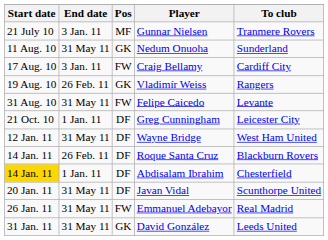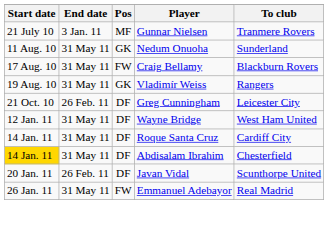(81, 66) 3 Jan. 11 -> (86, 66) 31 May 11
(264, 66) Cardiff City -> (277, 66) Blackburn Rovers
(85, 84) 26 Feb. 11 -> (86, 84) 31 May 11
- row: (171, 102)
(81, 119) 1 Jan. 11 -> (85, 102) 26 Feb. 11
(85, 155) 26 Feb. 11 -> (86, 137) 31 May 11
(277, 155) Blackburn Rovers -> (264, 137) Cardiff City
(81, 173) 1 Jan. 11 -> (86, 155) 31 May 11
(86, 191) 31 May 11 -> (85, 173) 26 Feb. 11
- row: (173, 226)
